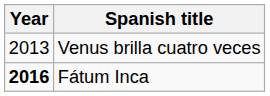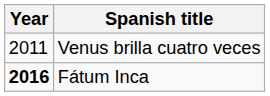(29, 47) 2013 -> (28, 47) 2011
